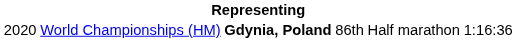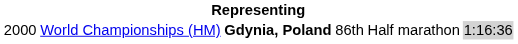(20, 30) 2020 -> (20, 30) 2000
(488, 30) no background -> (488, 30) lightgrey background
